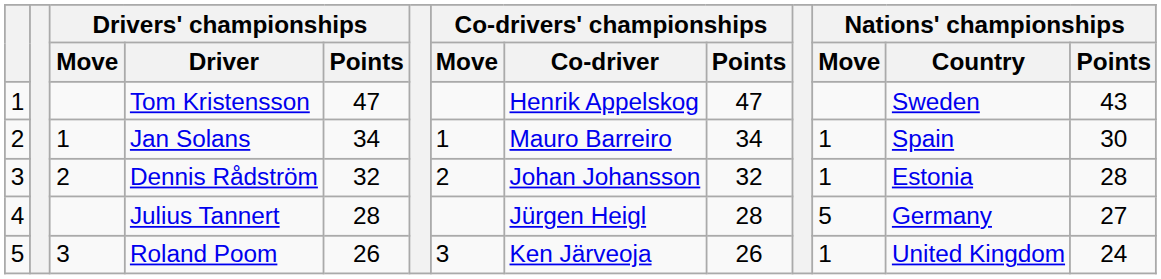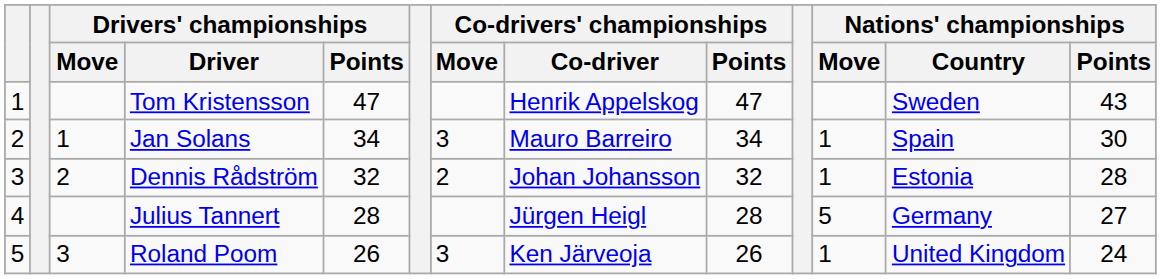(443, 139) 1 -> (443, 139) 3
